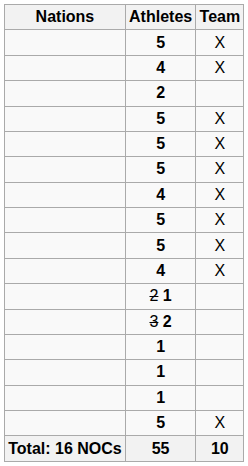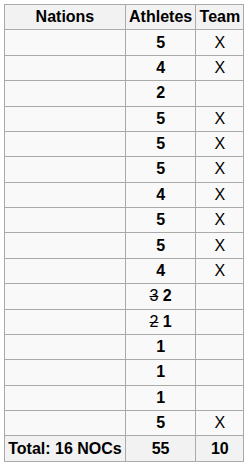rows swapped: (161, 296) <-> (161, 321)
